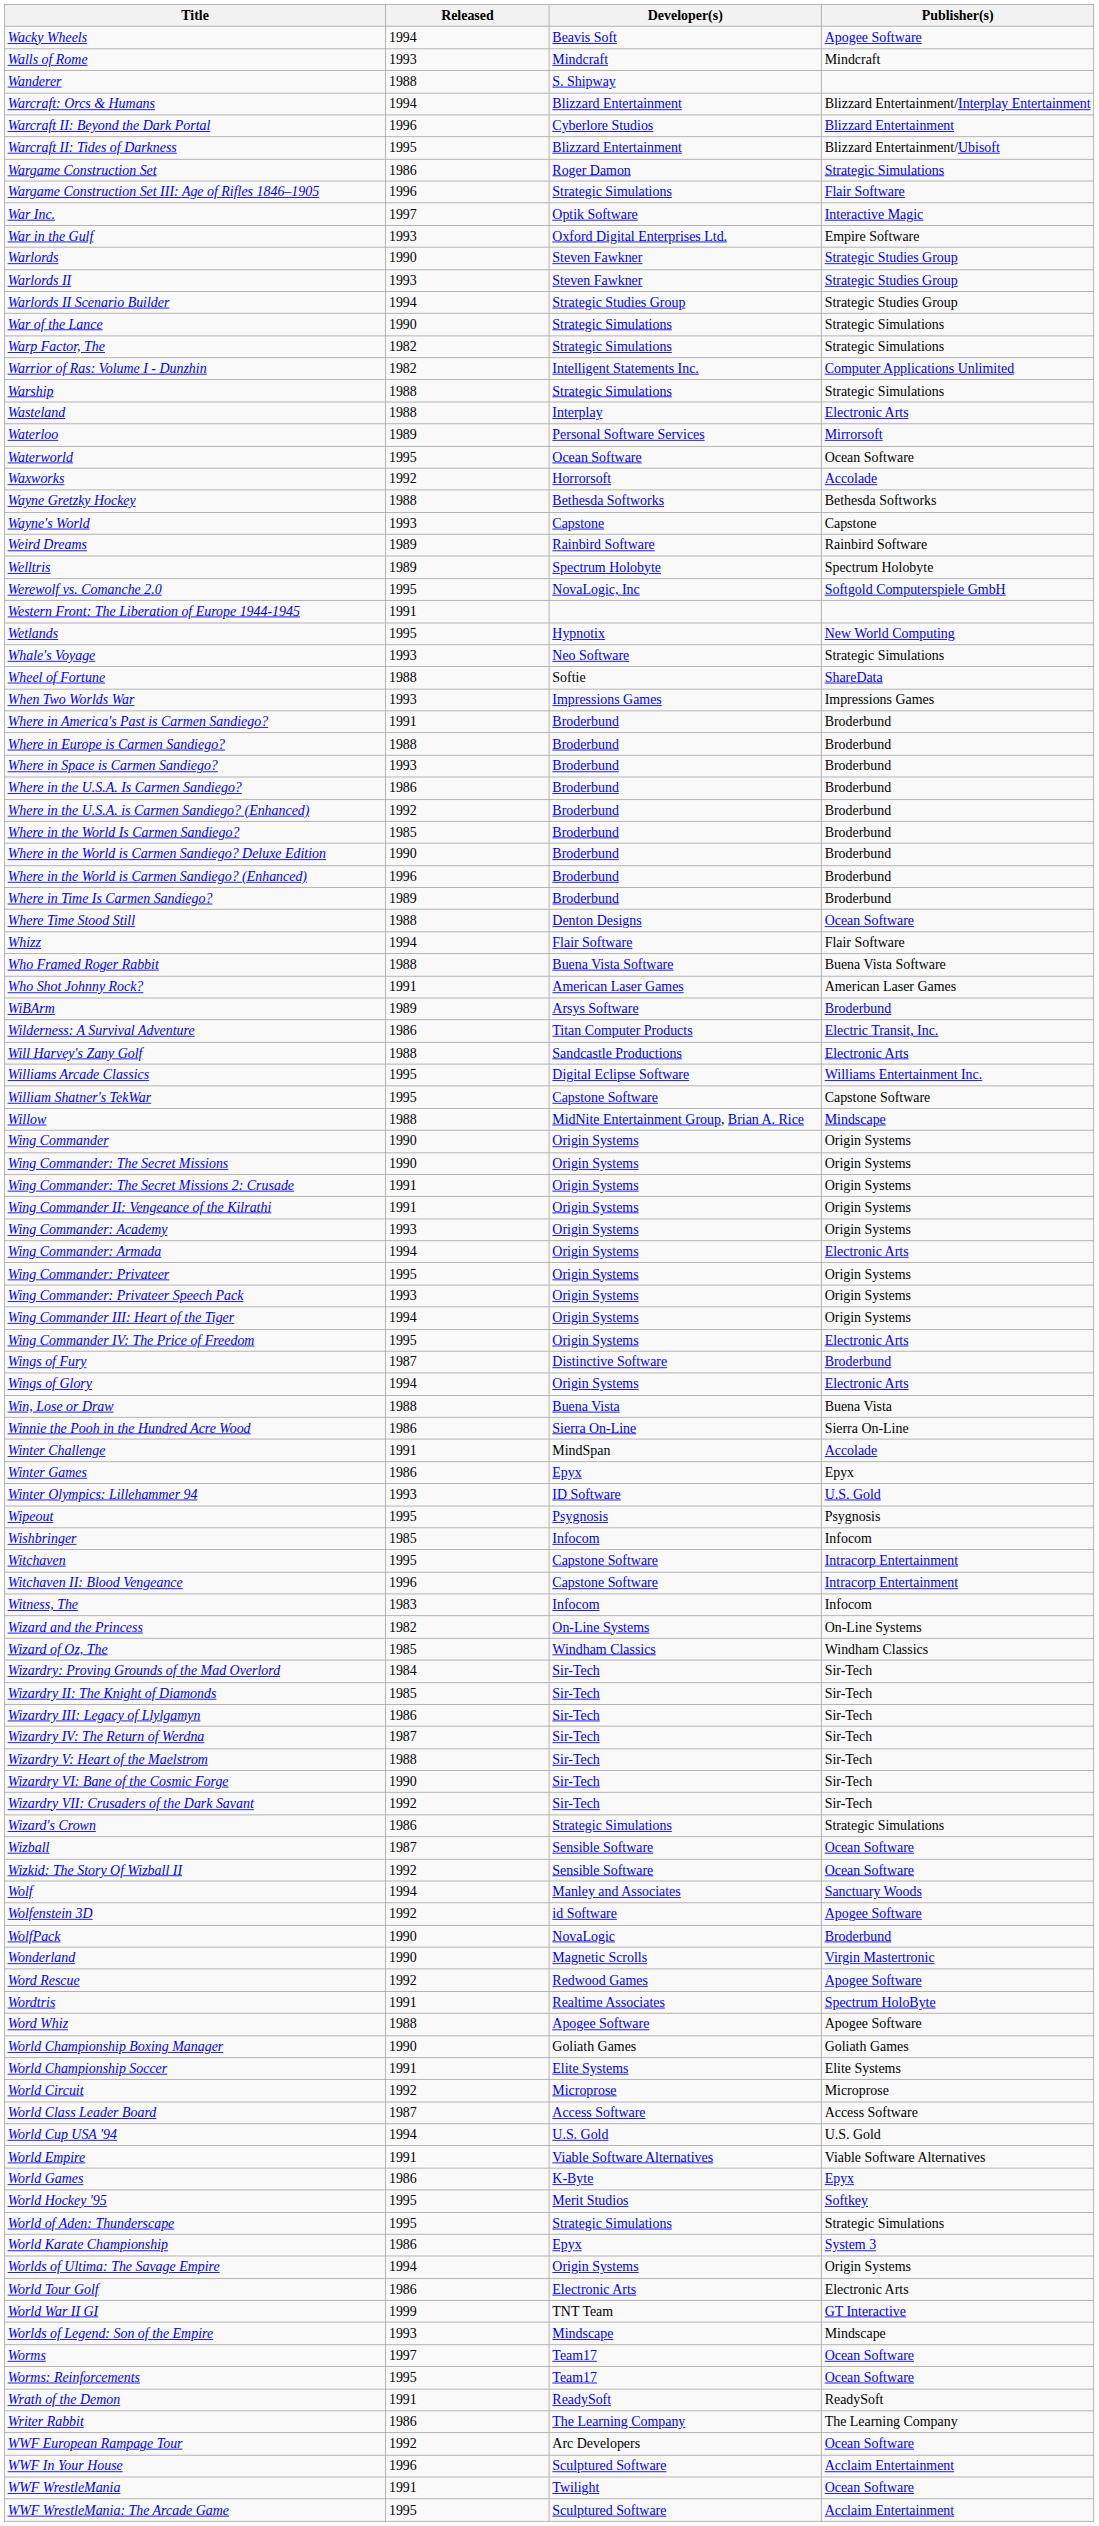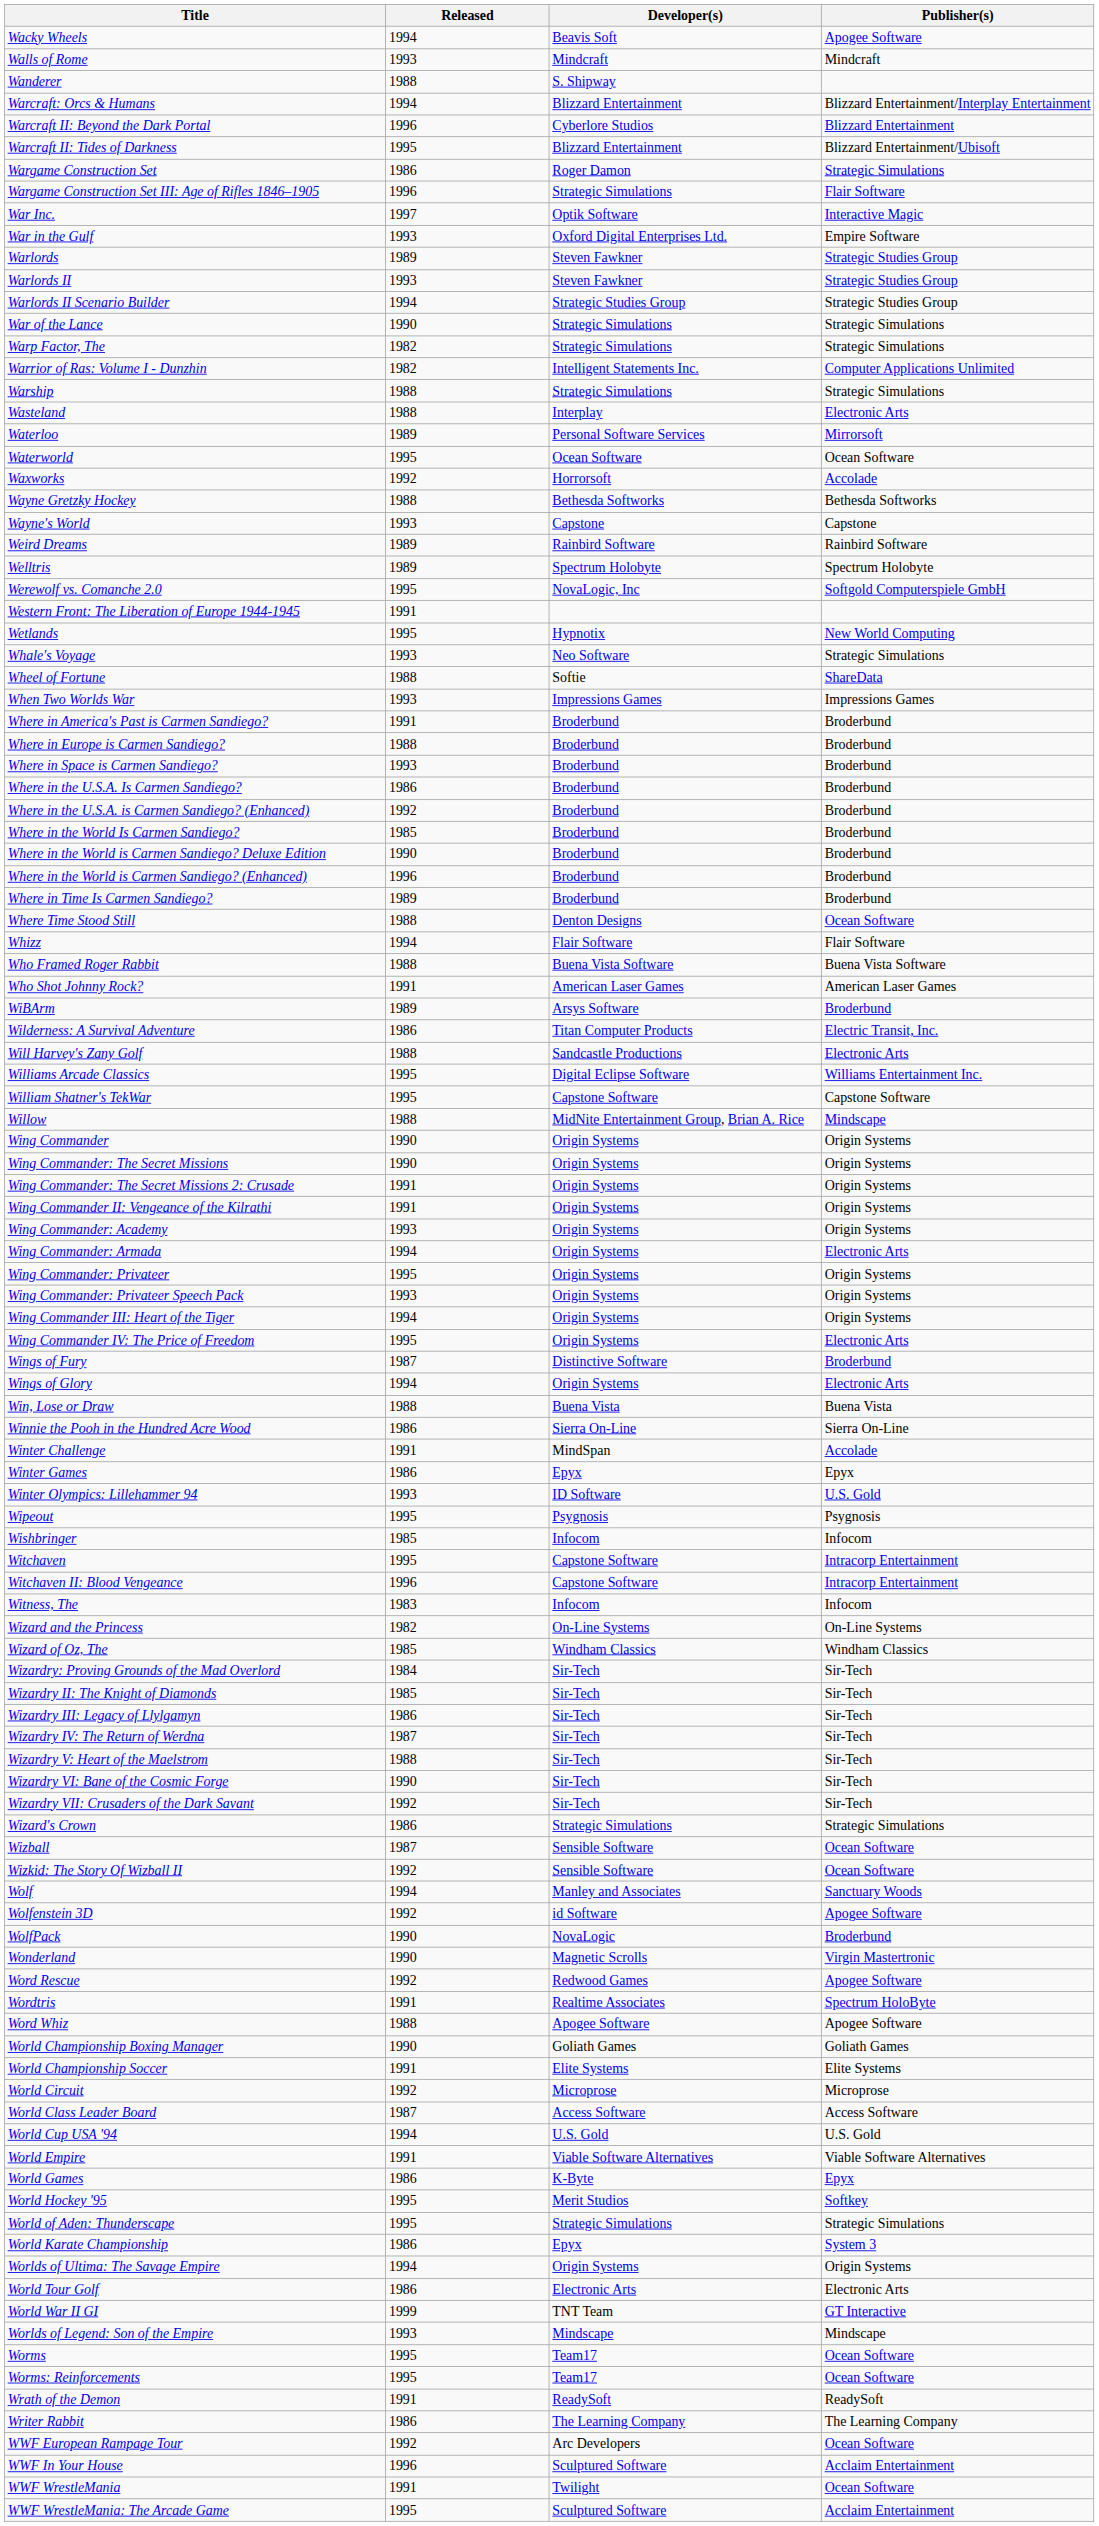(403, 258) 1990 -> (403, 258) 1989
(403, 2355) 1997 -> (403, 2355) 1995
